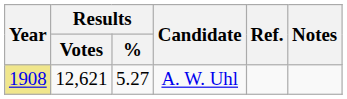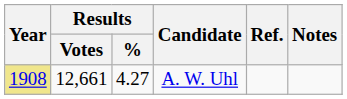(81, 79) 12,621 -> (81, 79) 12,661
(133, 79) 5.27 -> (133, 79) 4.27
